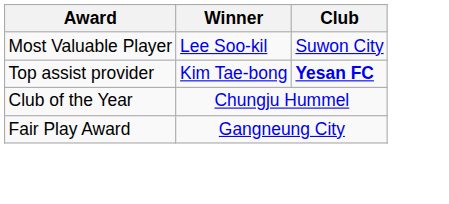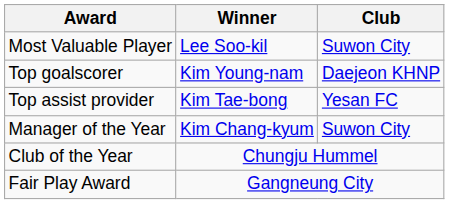+ row: (66, 73)
(335, 73) bold -> (360, 101) normal
+ row: (87, 128)
